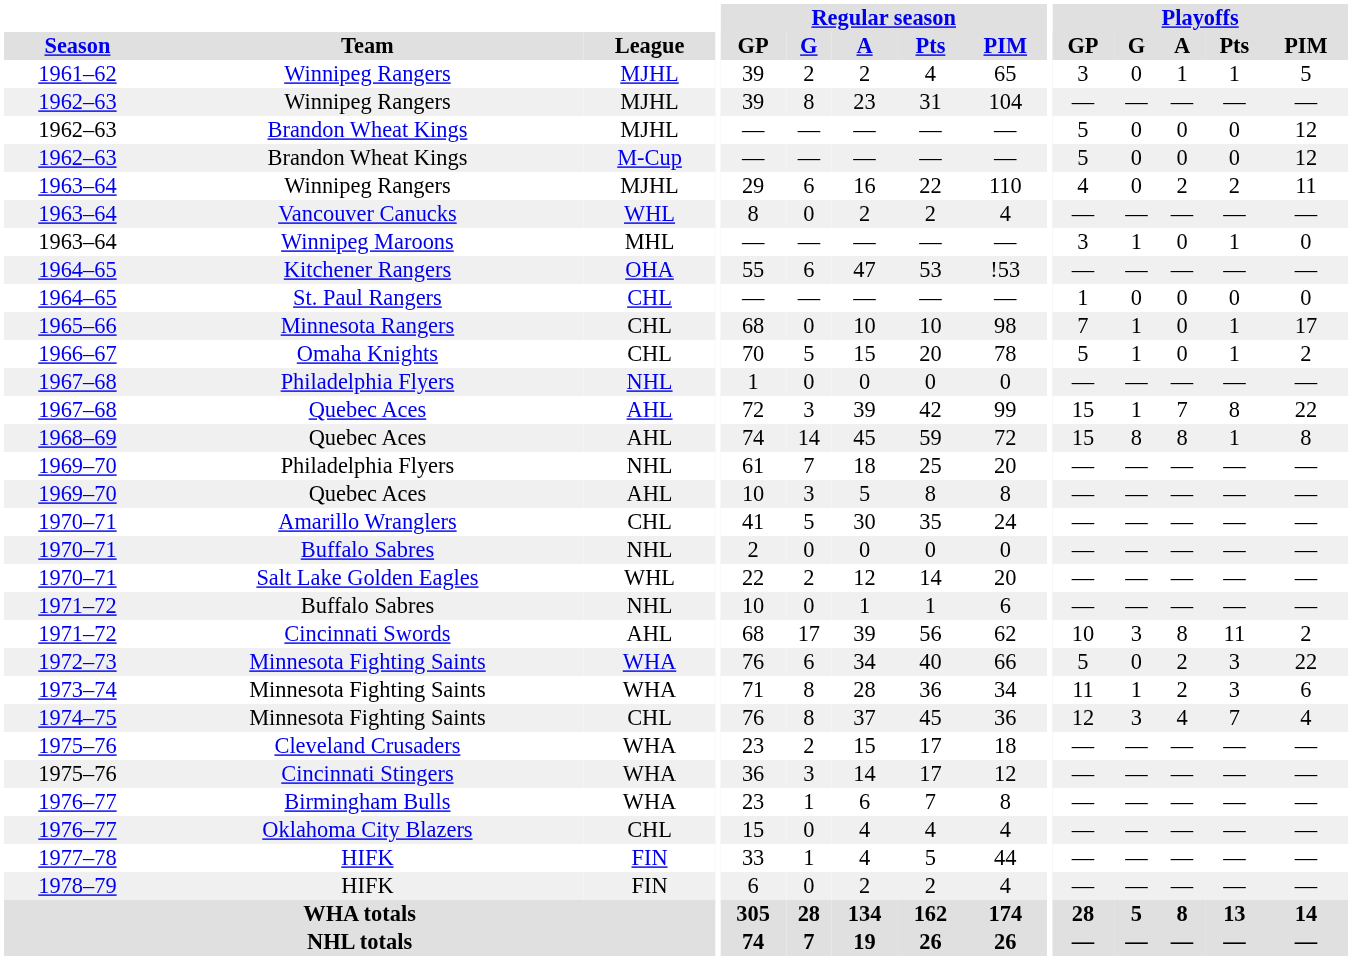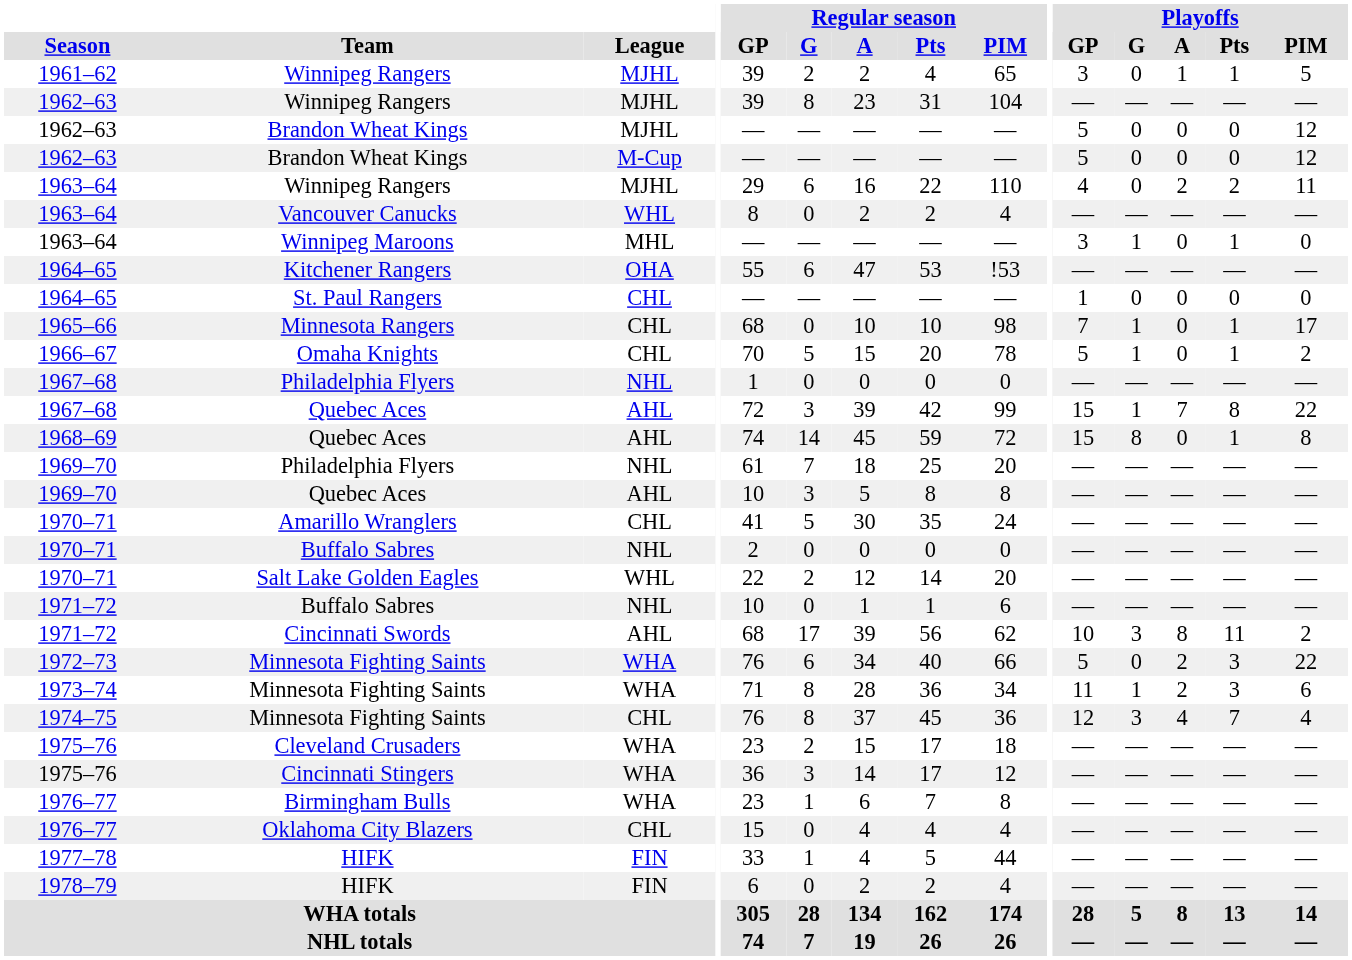(1182, 437) 8 -> (1182, 437) 0
